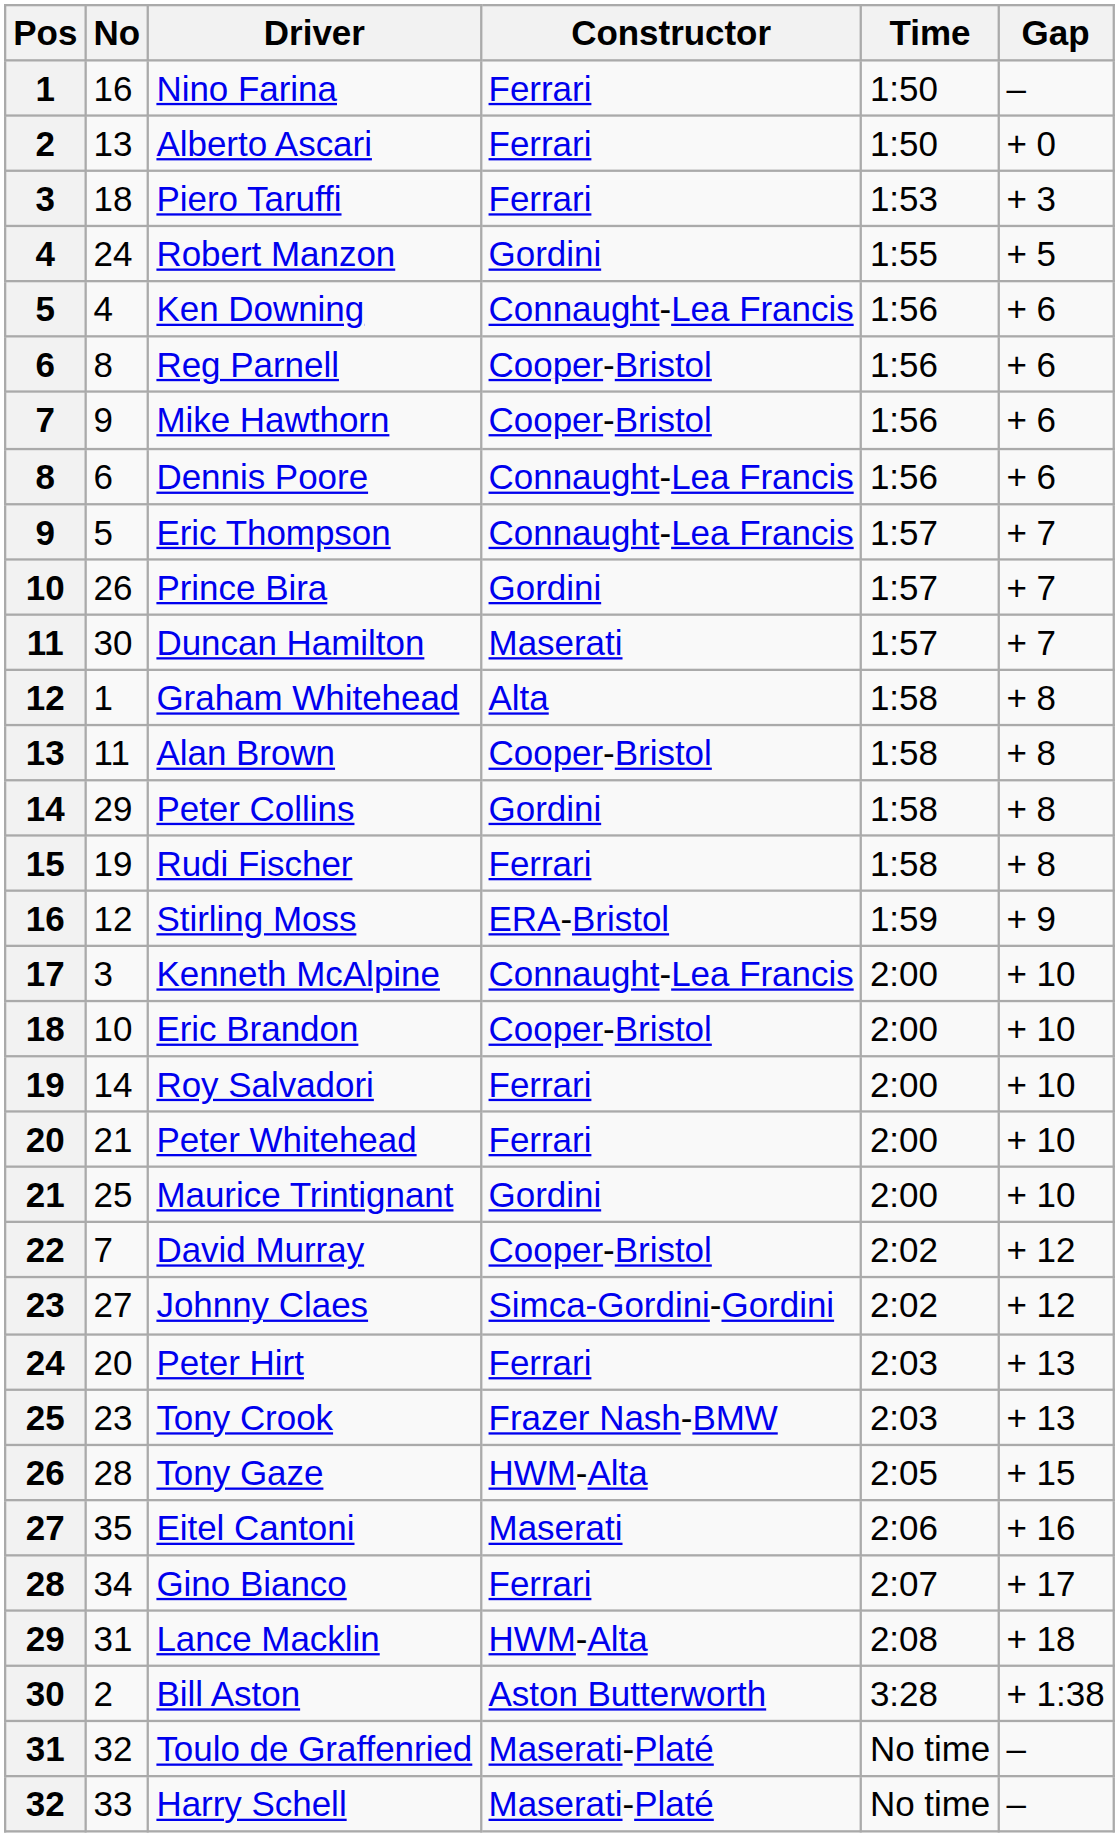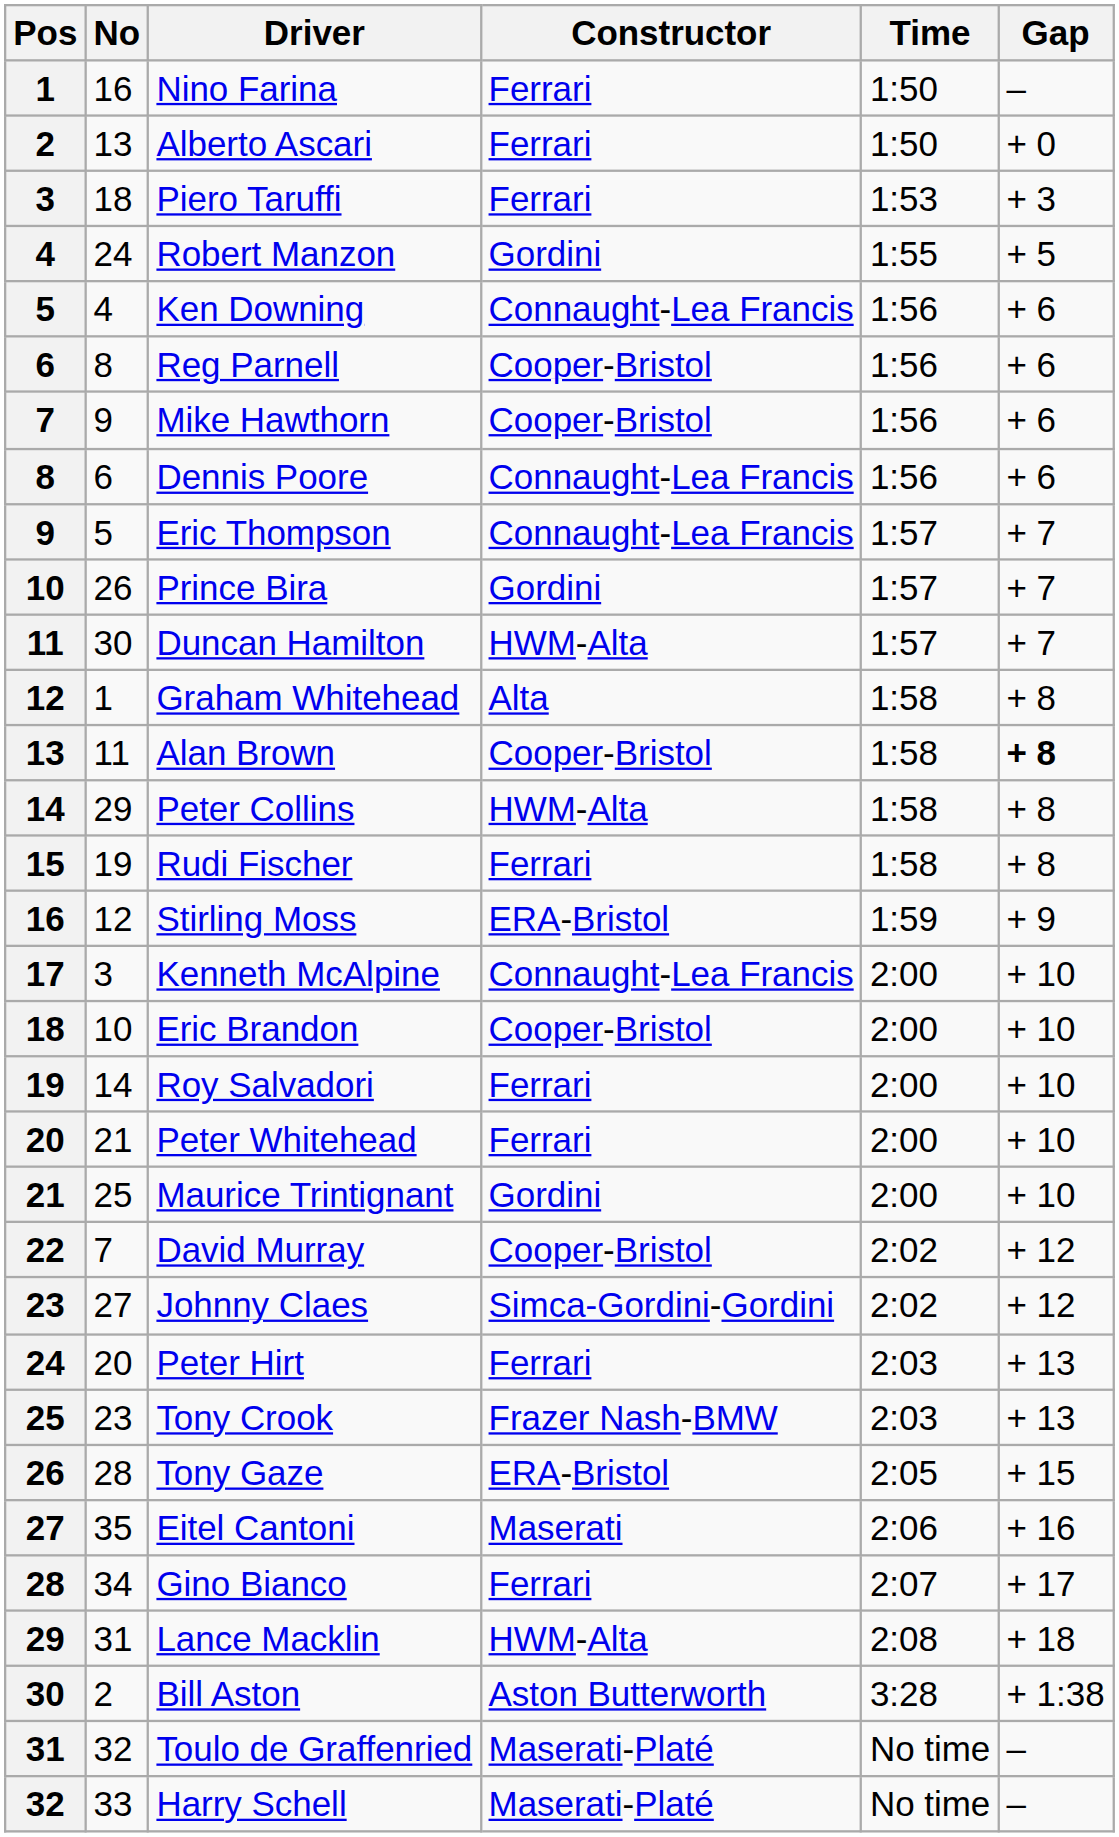(556, 642) Maserati -> (568, 642) HWM-Alta
(1031, 752) normal -> (1031, 752) bold
(545, 808) Gordini -> (568, 808) HWM-Alta
(568, 1472) HWM-Alta -> (579, 1472) ERA-Bristol
